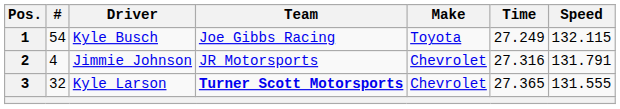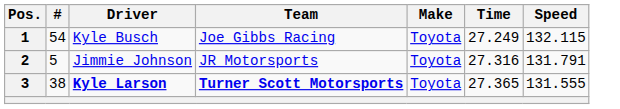(53, 62) 4 -> (53, 62) 5
(449, 62) Chevrolet -> (436, 62) Toyota
(57, 85) 32 -> (57, 85) 38
(120, 85) normal -> (120, 85) bold
(449, 85) Chevrolet -> (436, 85) Toyota
